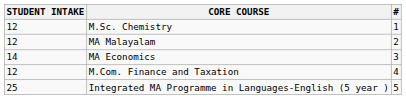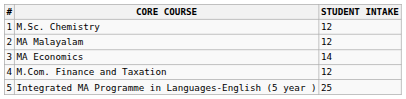columns swapped: (396, 12) <-> (45, 12)
